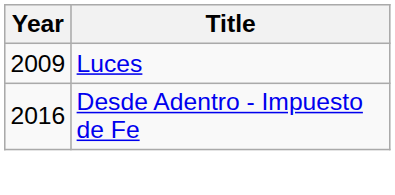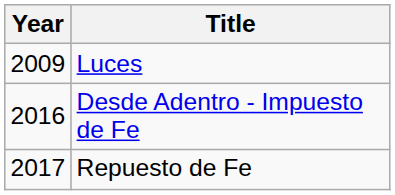+ row: (164, 168)
